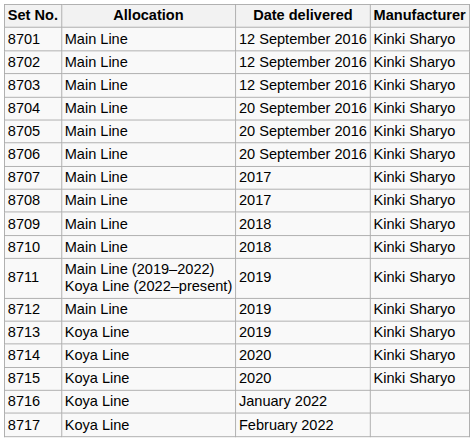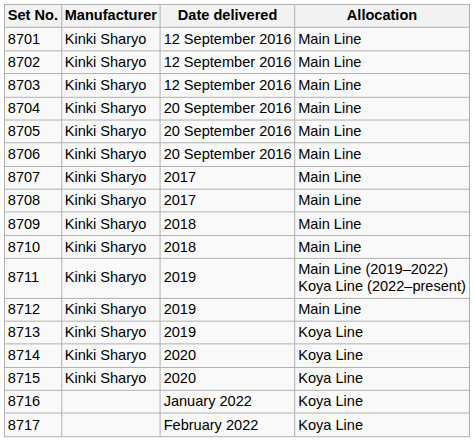columns swapped: (420, 16) <-> (148, 16)
